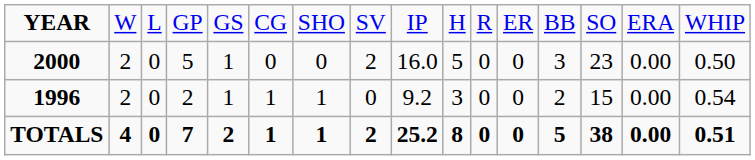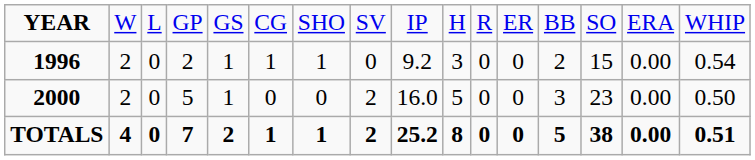rows swapped: (57, 97) <-> (57, 60)
